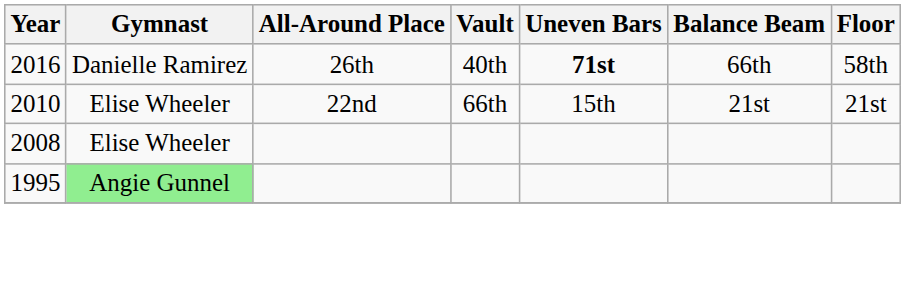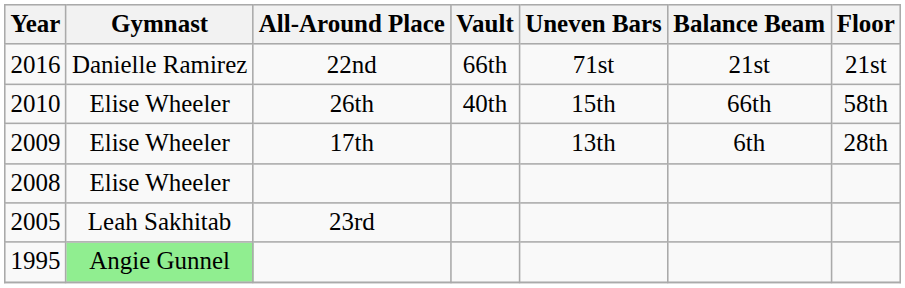(352, 63) 26th -> (352, 63) 22nd
(485, 63) 40th -> (485, 63) 66th
(594, 63) bold -> (593, 63) normal
(749, 63) 66th -> (749, 63) 21st
(866, 63) 58th -> (866, 63) 21st
(352, 103) 22nd -> (352, 103) 26th
(485, 103) 66th -> (485, 103) 40th
(749, 103) 21st -> (749, 103) 66th
(866, 103) 21st -> (866, 103) 58th
+ row: (35, 143)
+ row: (35, 222)
